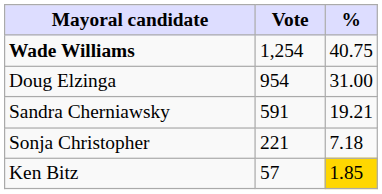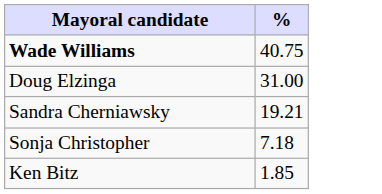- column: (290, 19)
(346, 173) gold background -> (277, 173) no background
